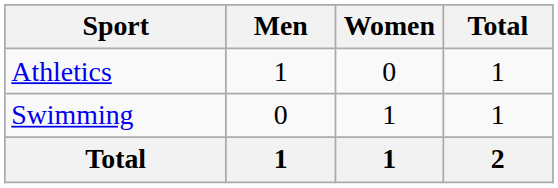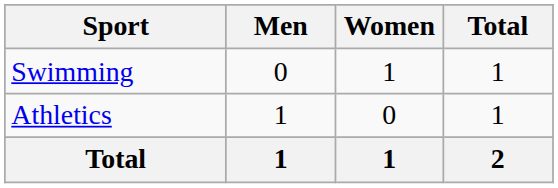rows swapped: (62, 70) <-> (72, 114)
